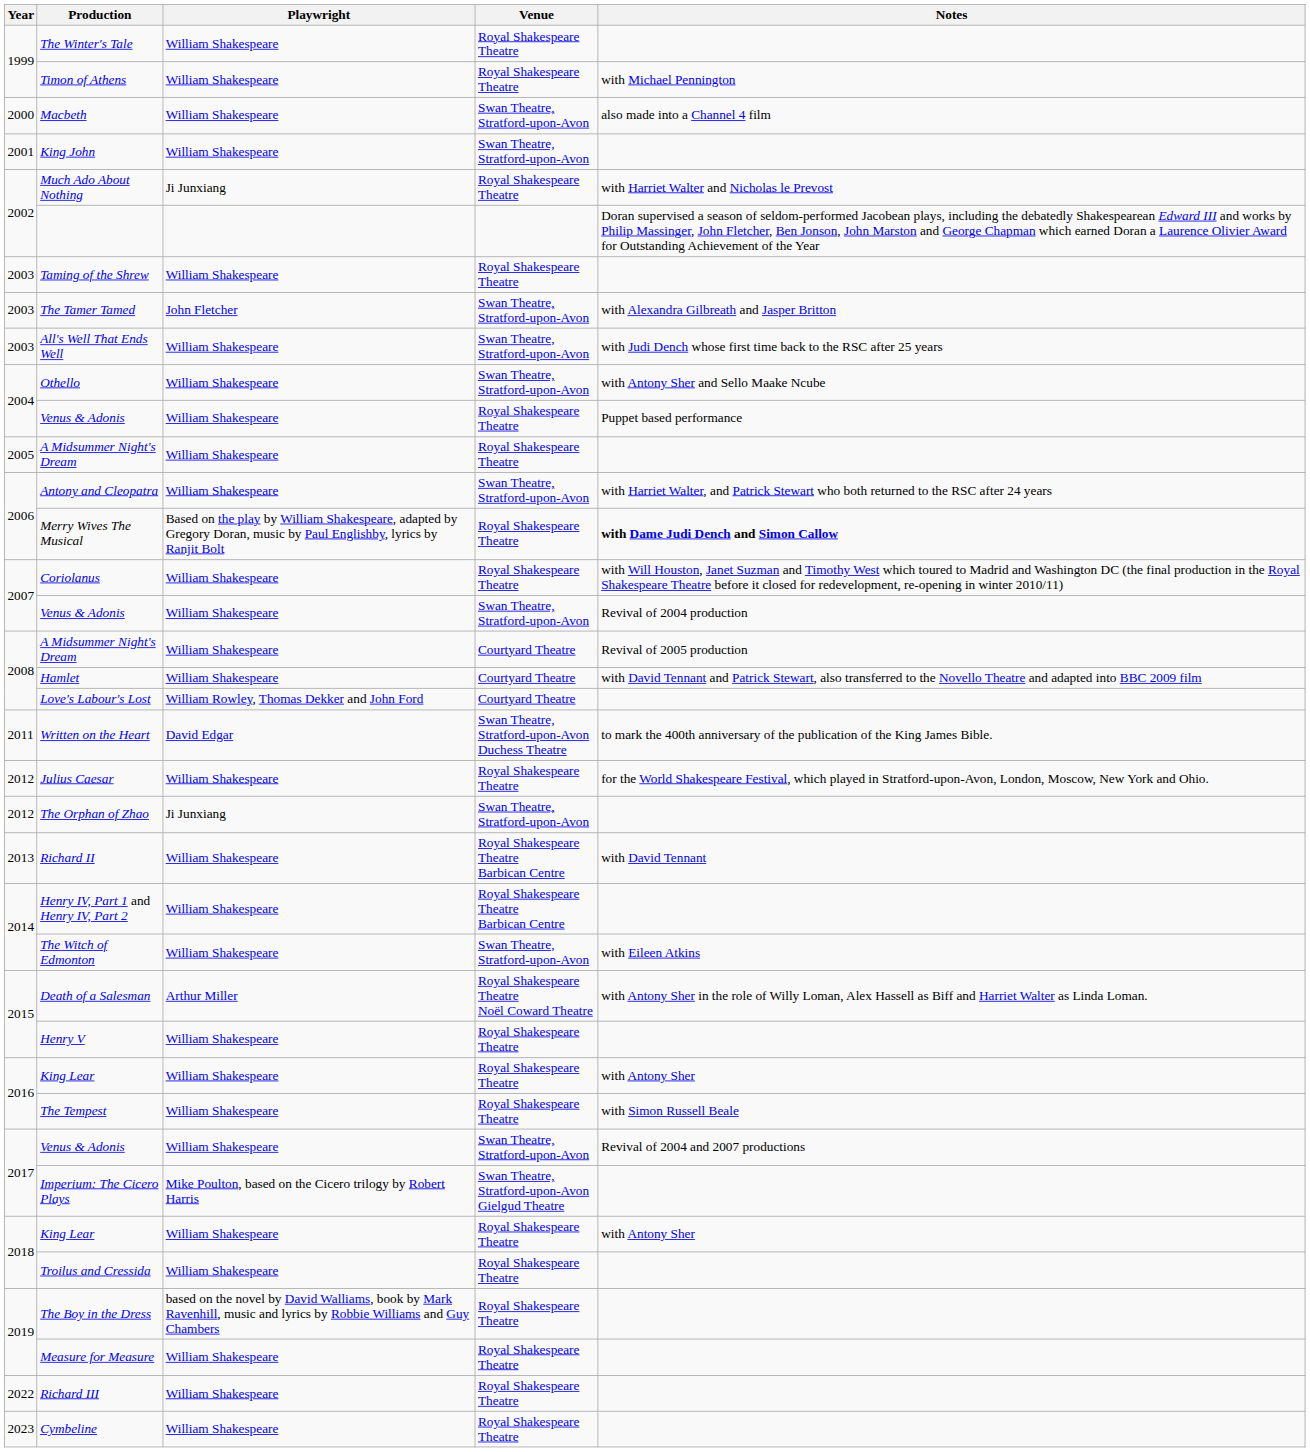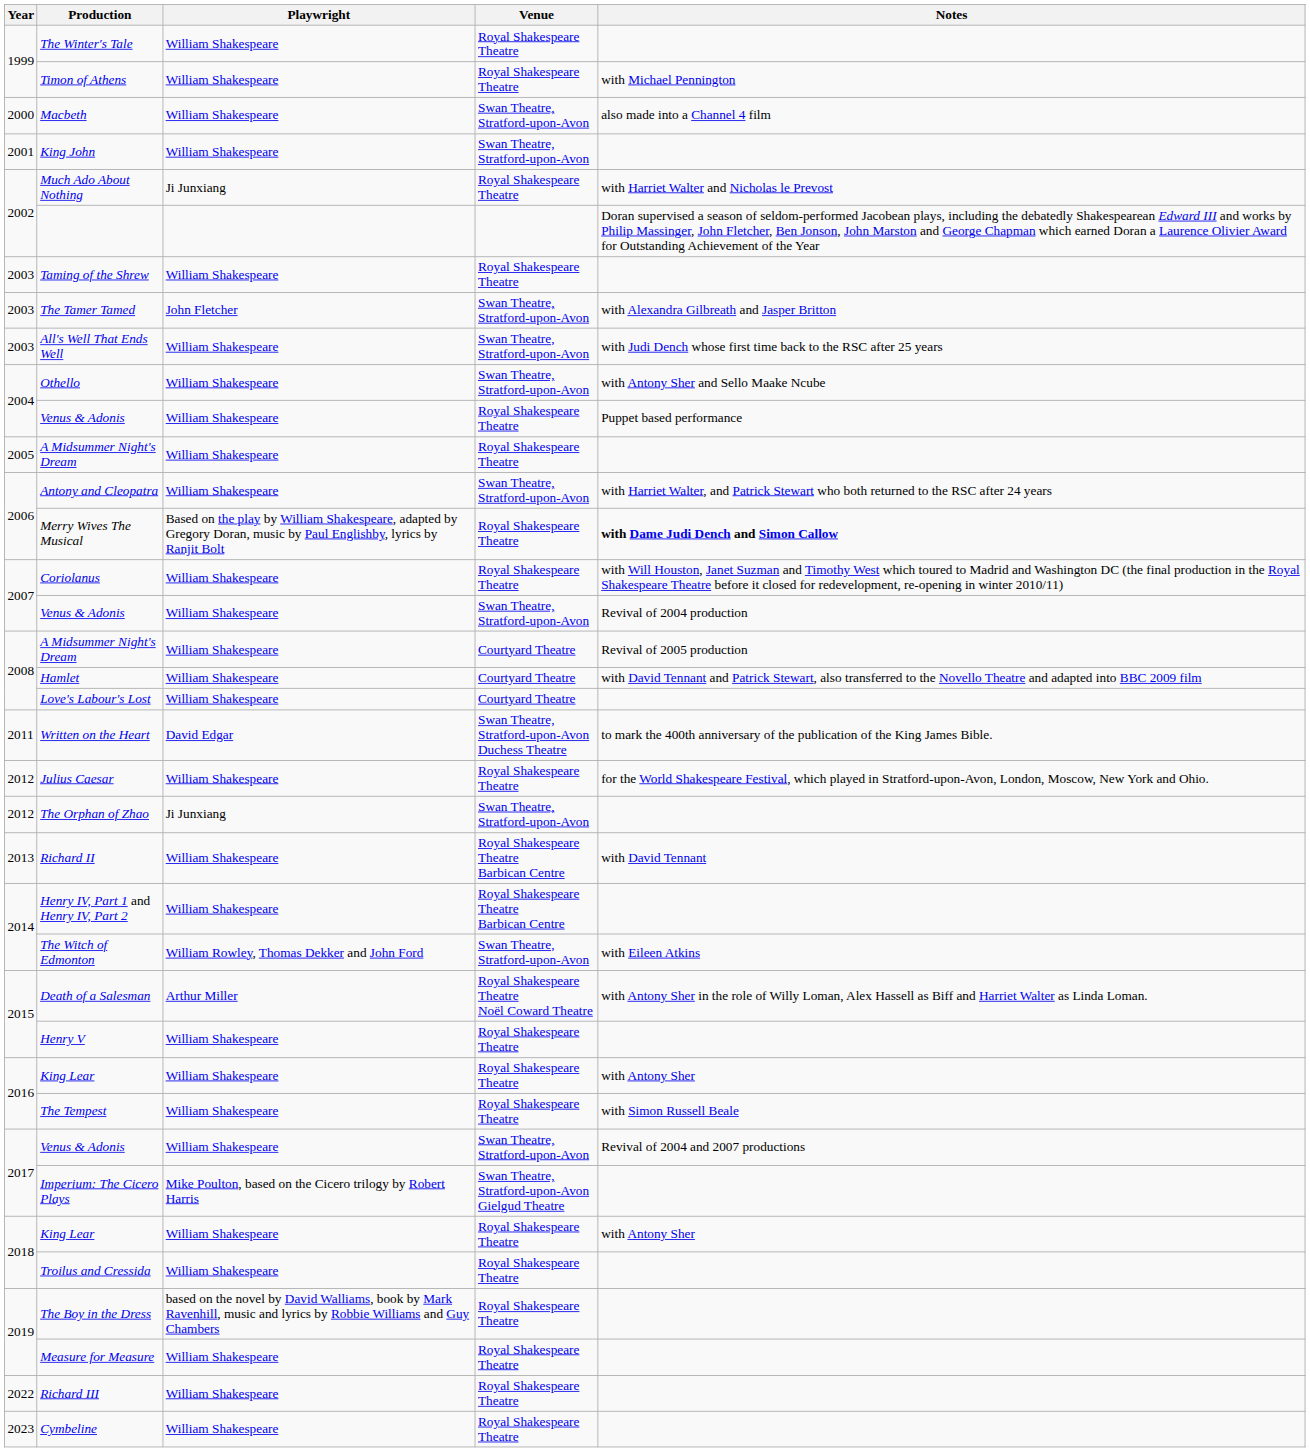(295, 699) William Rowley, Thomas Dekker and John Ford -> (222, 699) William Shakespeare
(222, 952) William Shakespeare -> (295, 952) William Rowley, Thomas Dekker and John Ford
